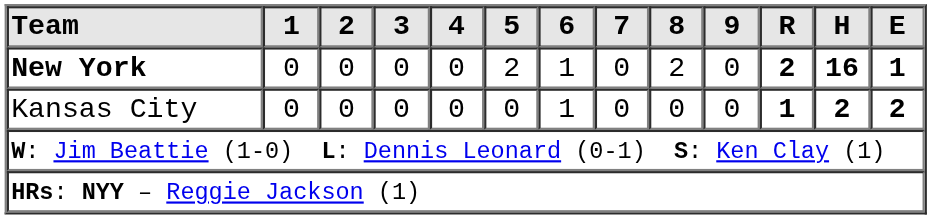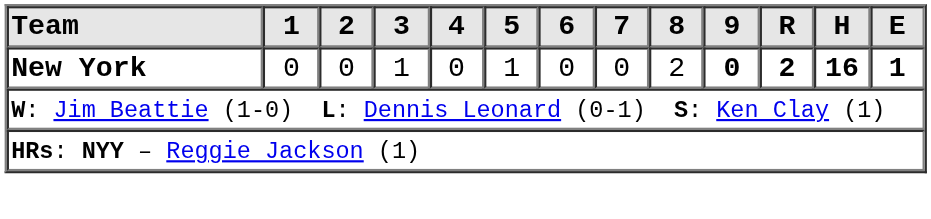(402, 68) 0 -> (402, 68) 1
(512, 68) 2 -> (512, 68) 1
(567, 68) 1 -> (567, 68) 0
(732, 68) normal -> (732, 68) bold
- row: (104, 109)
